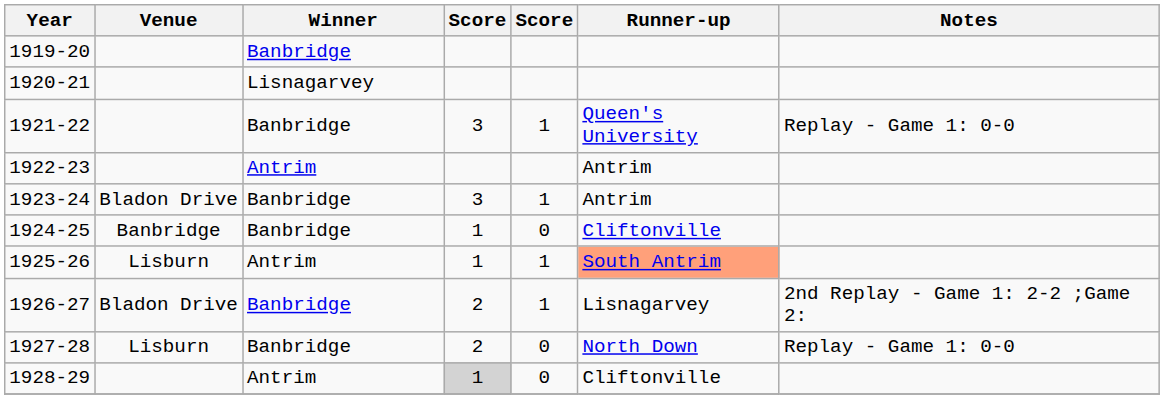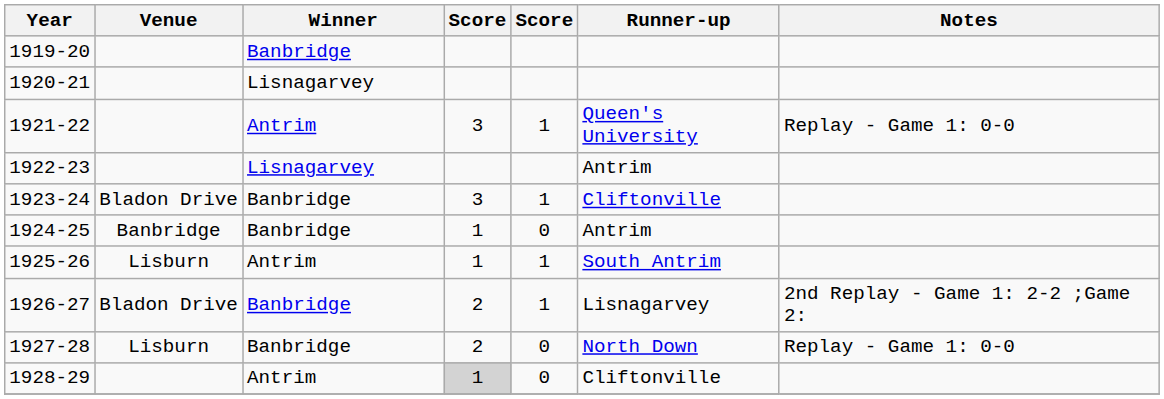(299, 126) Banbridge -> (282, 126) Antrim
(282, 168) Antrim -> (311, 168) Lisnagarvey
(617, 199) Antrim -> (652, 199) Cliftonville
(652, 231) Cliftonville -> (617, 231) Antrim
(652, 262) lightsalmon background -> (652, 262) no background
